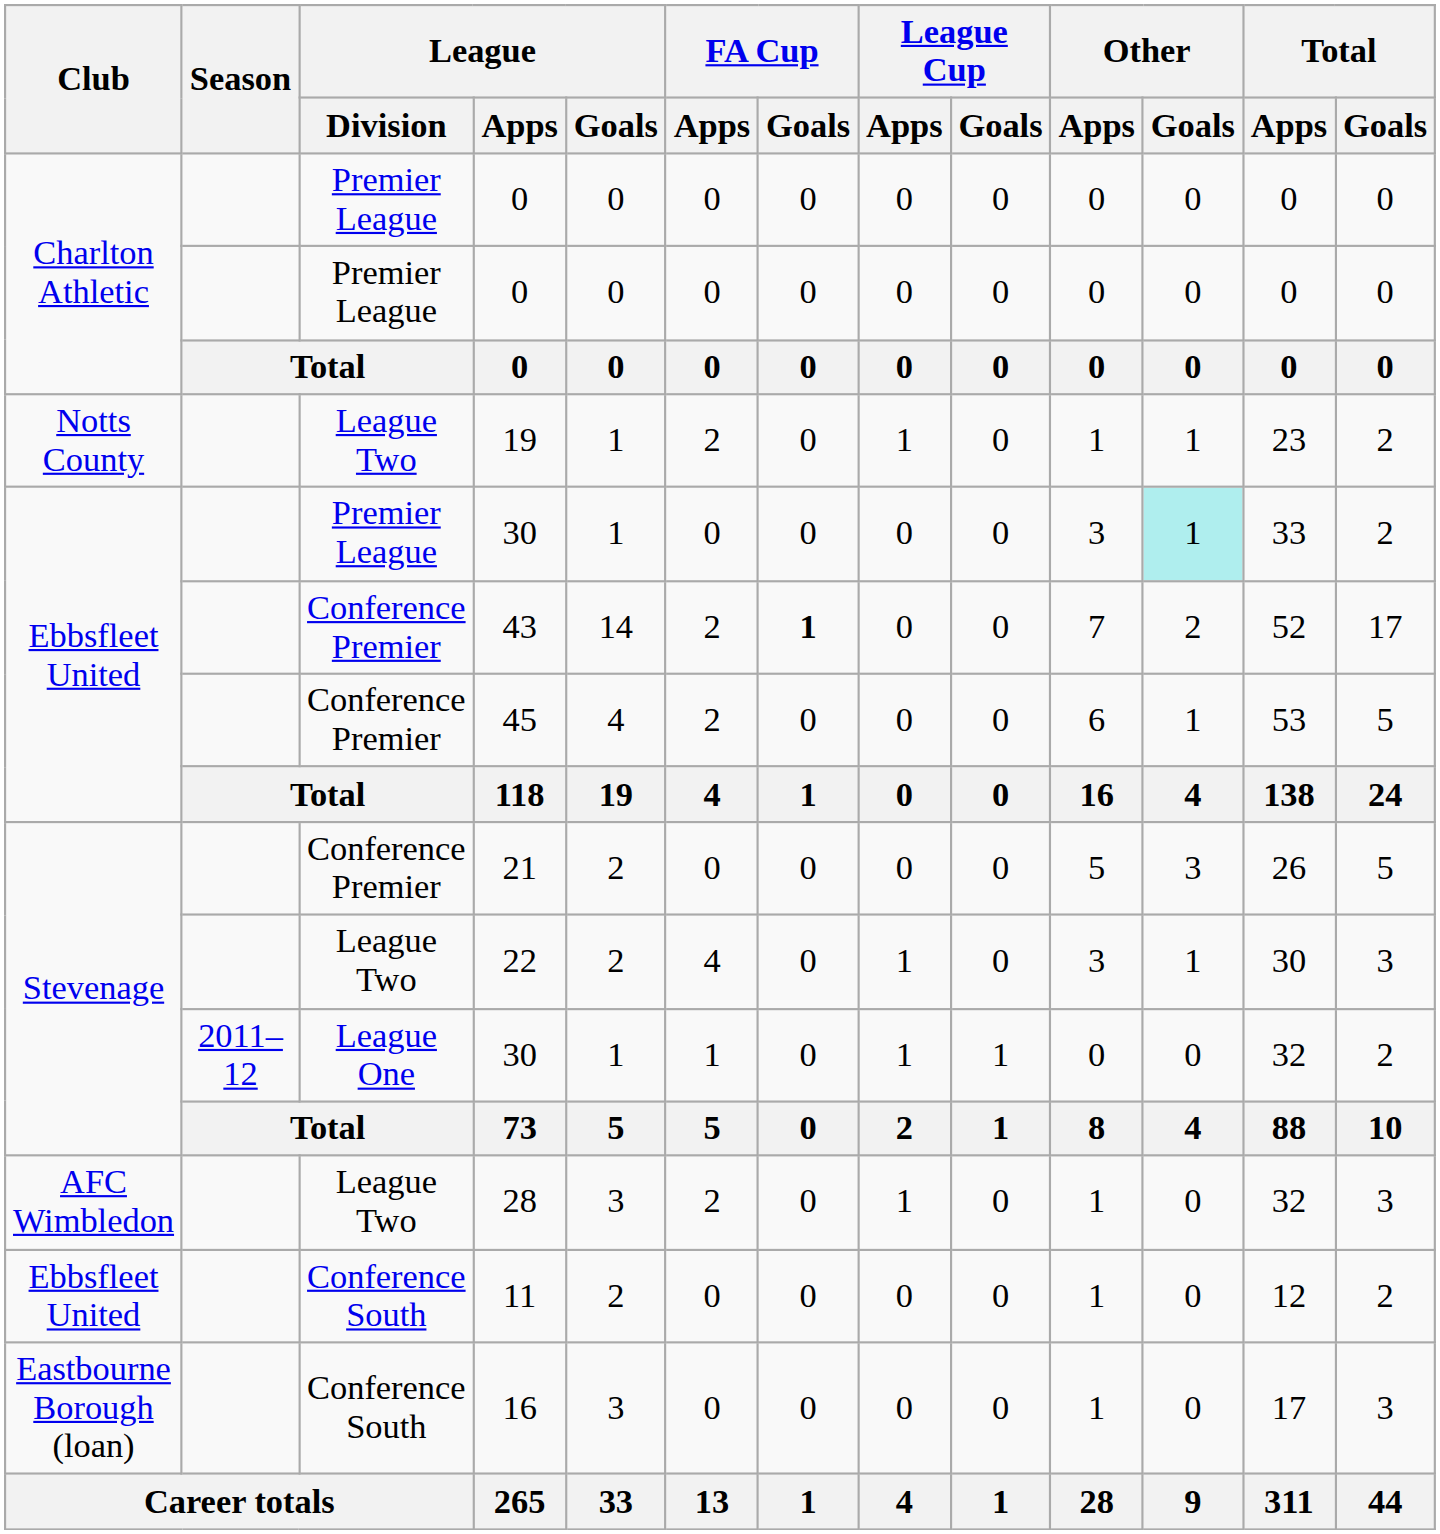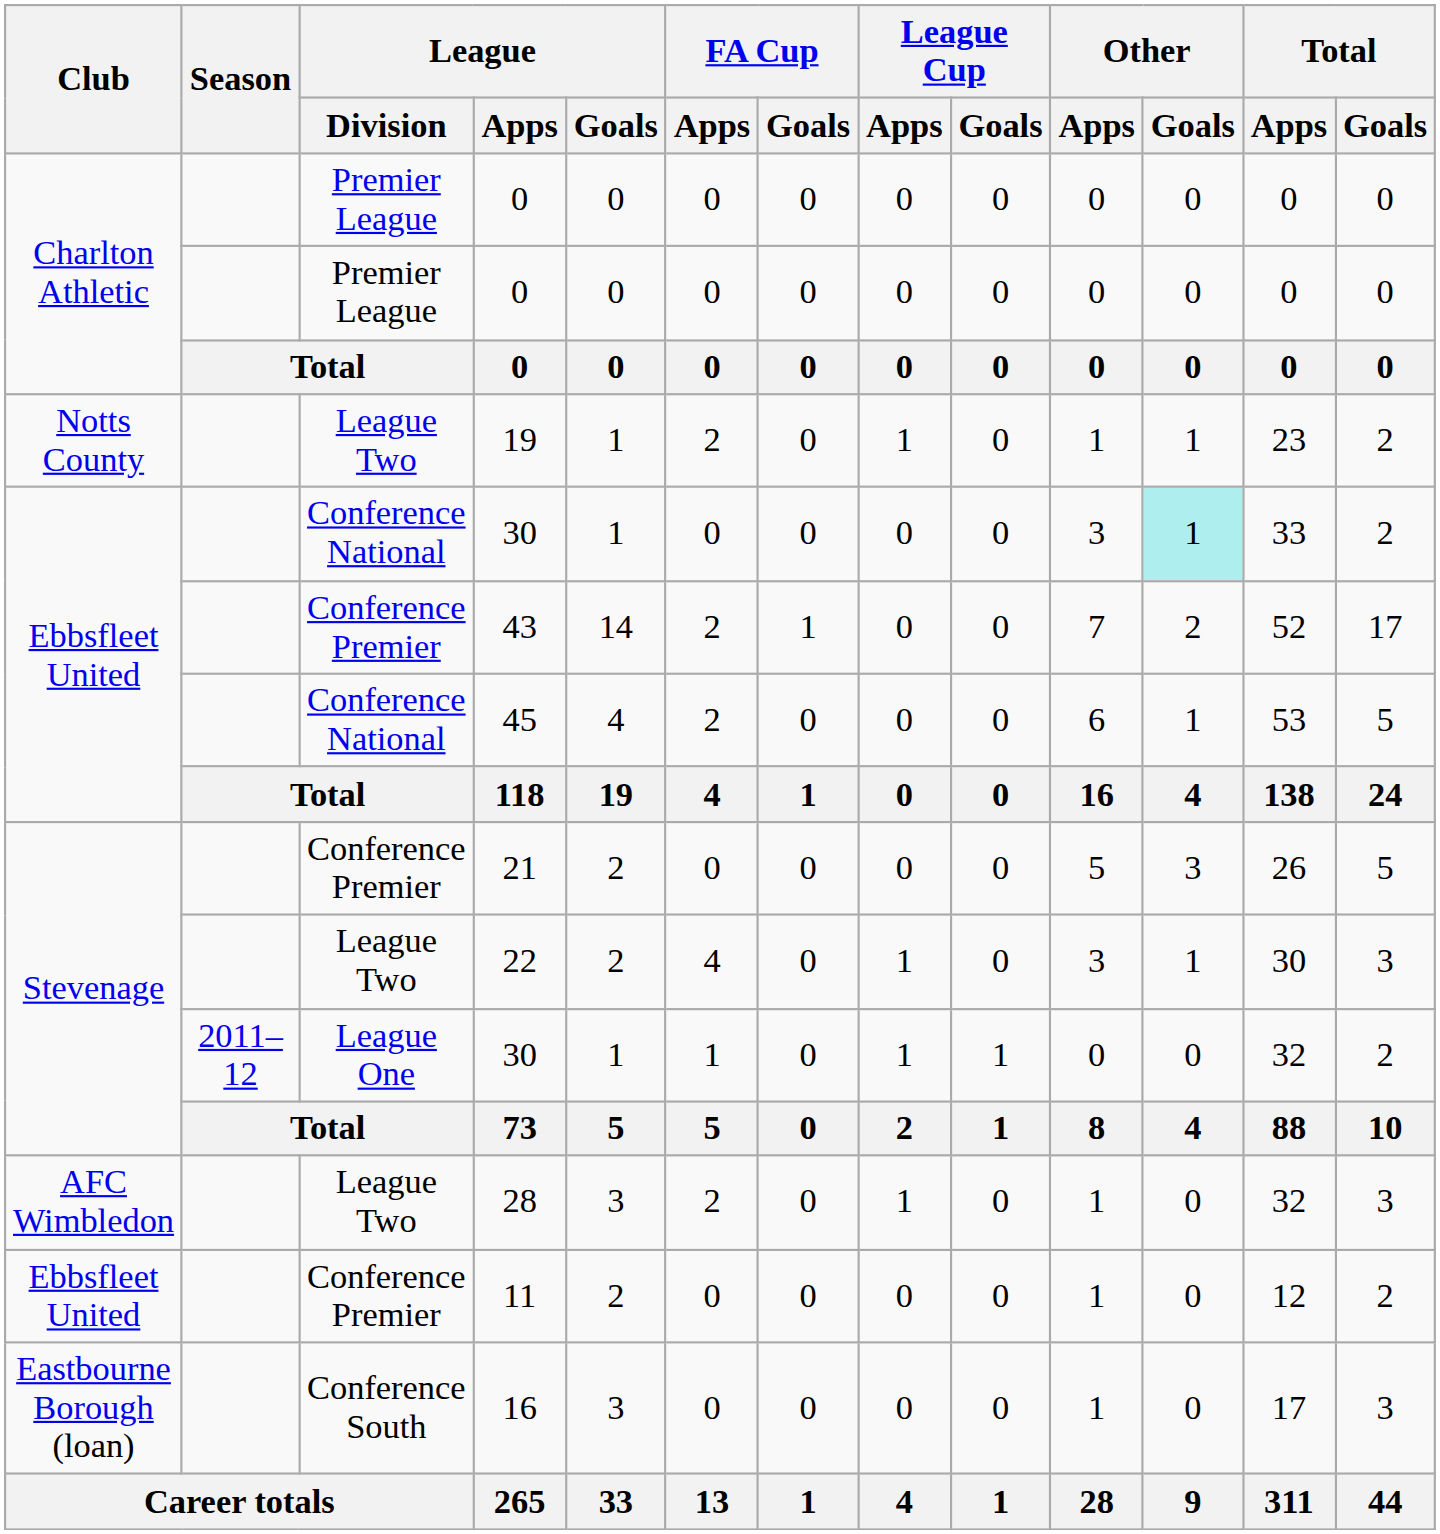(386, 533) Premier League -> (386, 533) Conference National
(808, 626) bold -> (808, 626) normal
(386, 719) Conference Premier -> (386, 719) Conference National
(386, 1295) Conference South -> (386, 1295) Conference Premier
